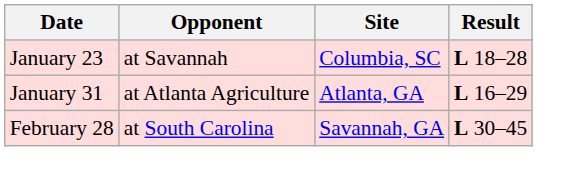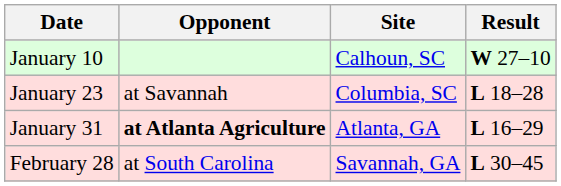+ row: (56, 57)
(216, 93) normal -> (225, 128) bold
